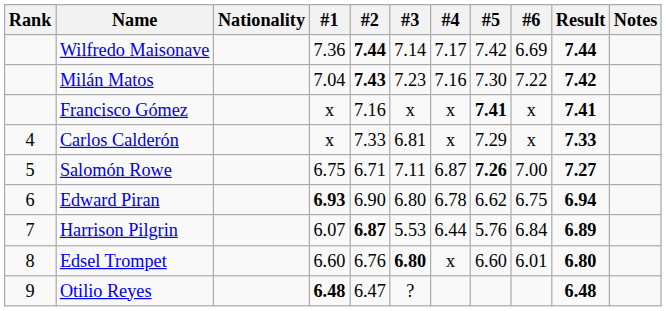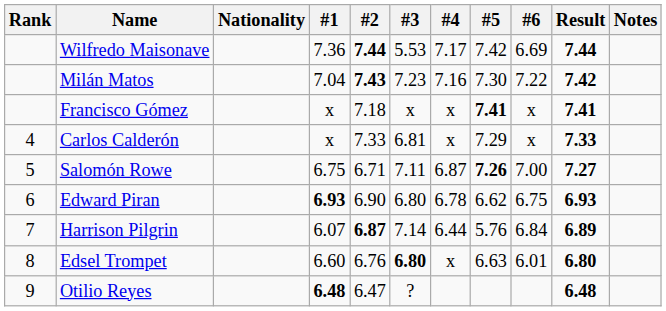(410, 49) 7.14 -> (410, 49) 5.53
(370, 109) 7.16 -> (370, 109) 7.18
(581, 200) 6.94 -> (581, 200) 6.93
(410, 230) 5.53 -> (410, 230) 7.14
(491, 260) 6.60 -> (491, 260) 6.63
